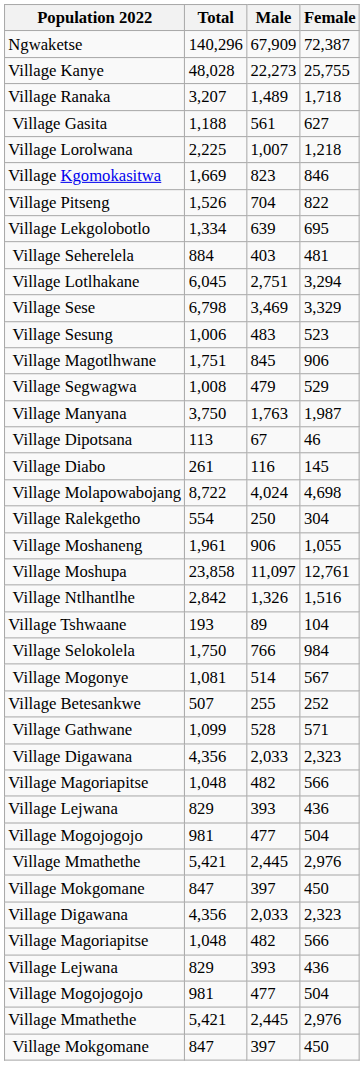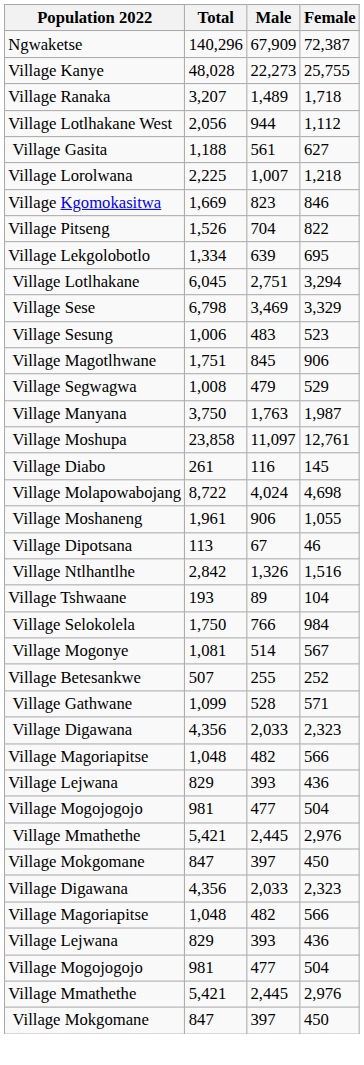+ row: (90, 123)
- row: (71, 255)
rows swapped: (70, 439) <-> (67, 571)
- row: (74, 519)
